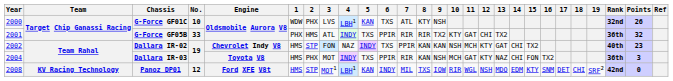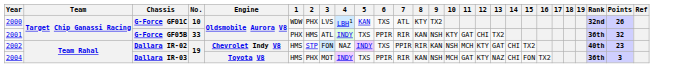(440, 22) NSH -> (436, 22) TX2
(424, 35) RIR -> (421, 35) KAN
(440, 35) TX2 -> (436, 35) NSH
(424, 46) KAN -> (421, 46) RIR
- row: (161, 69)
